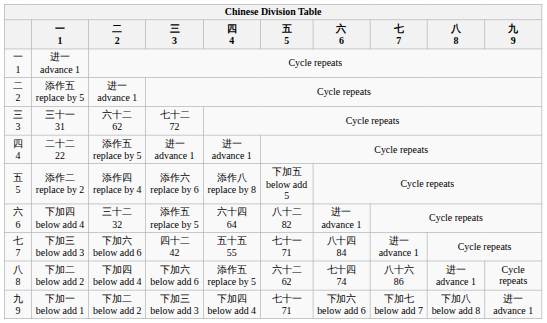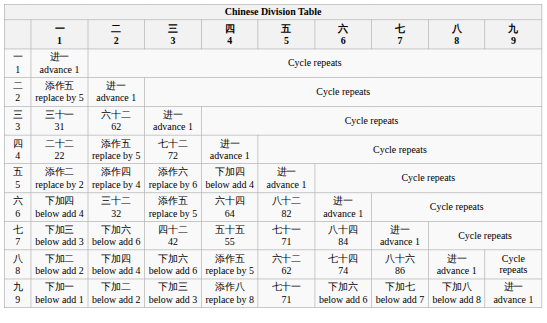(175, 121) 七十二 72 -> (173, 121) 进一 advance 1
(175, 149) 进一 advance 1 -> (173, 149) 七十二 72
(232, 184) 添作八 replace by 8 -> (230, 178) 下加四 below add 4
(287, 184) 下加五 below add 5 -> (286, 178) 进一 advance 1
(232, 304) 下加四 below add 4 -> (230, 293) 添作八 replace by 8
